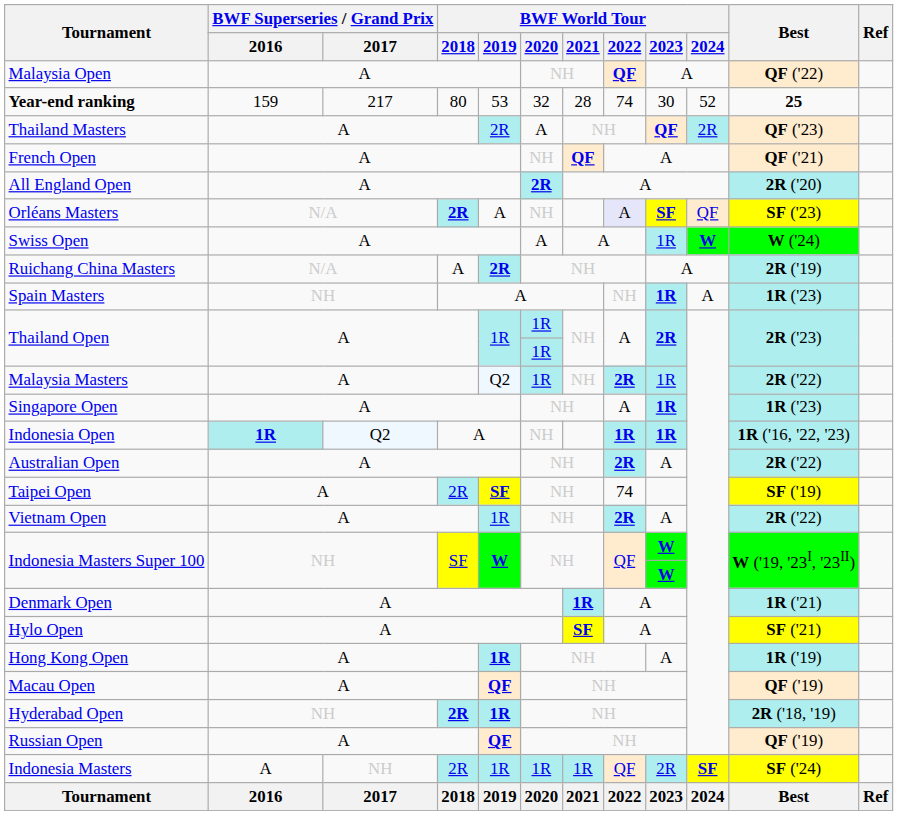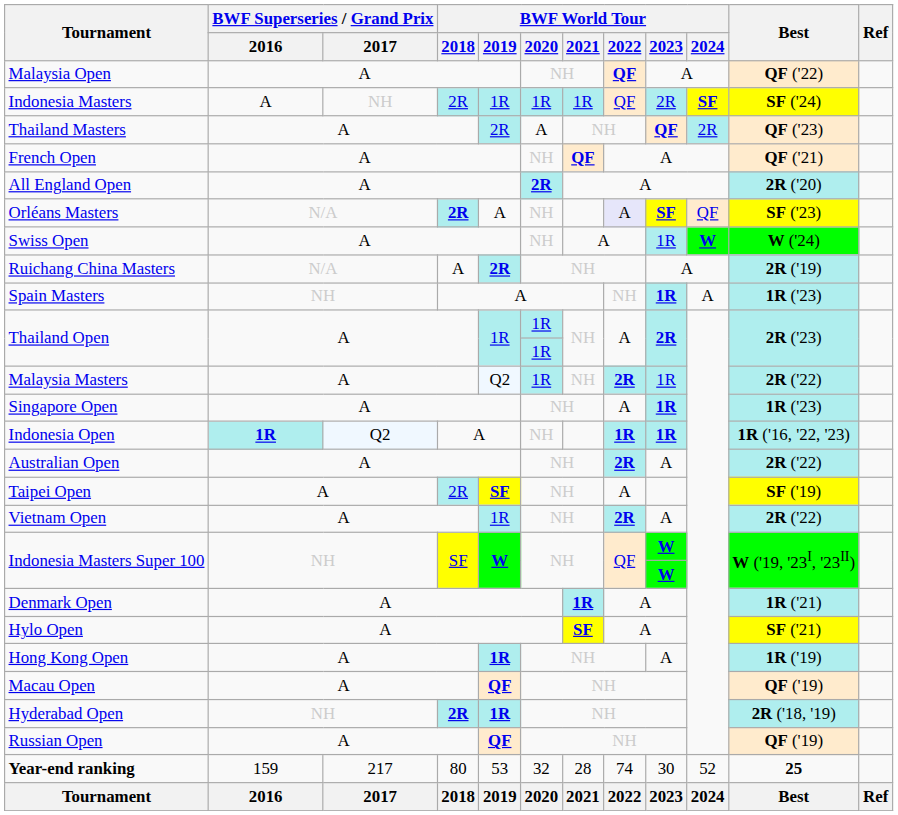rows swapped: (70, 769) <-> (72, 102)
(541, 241) A -> (541, 241) NH
(624, 491) 74 -> (624, 491) A
